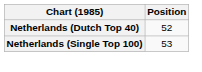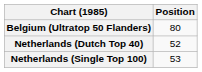+ row: (79, 28)
